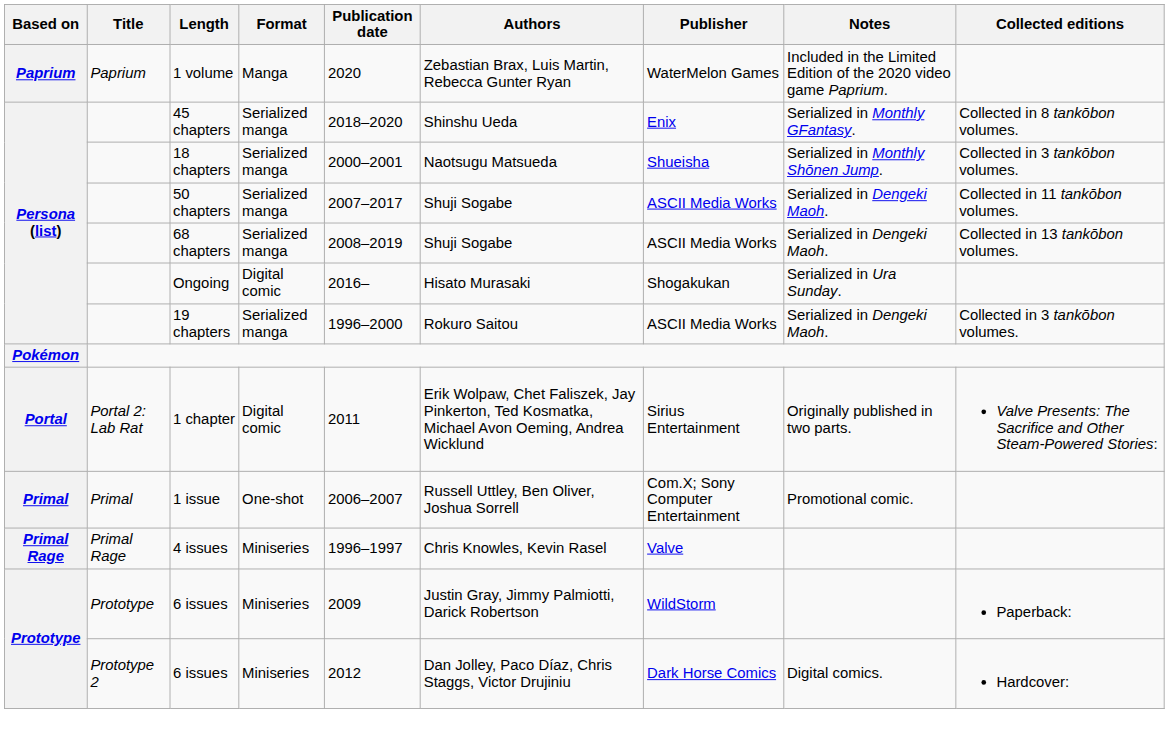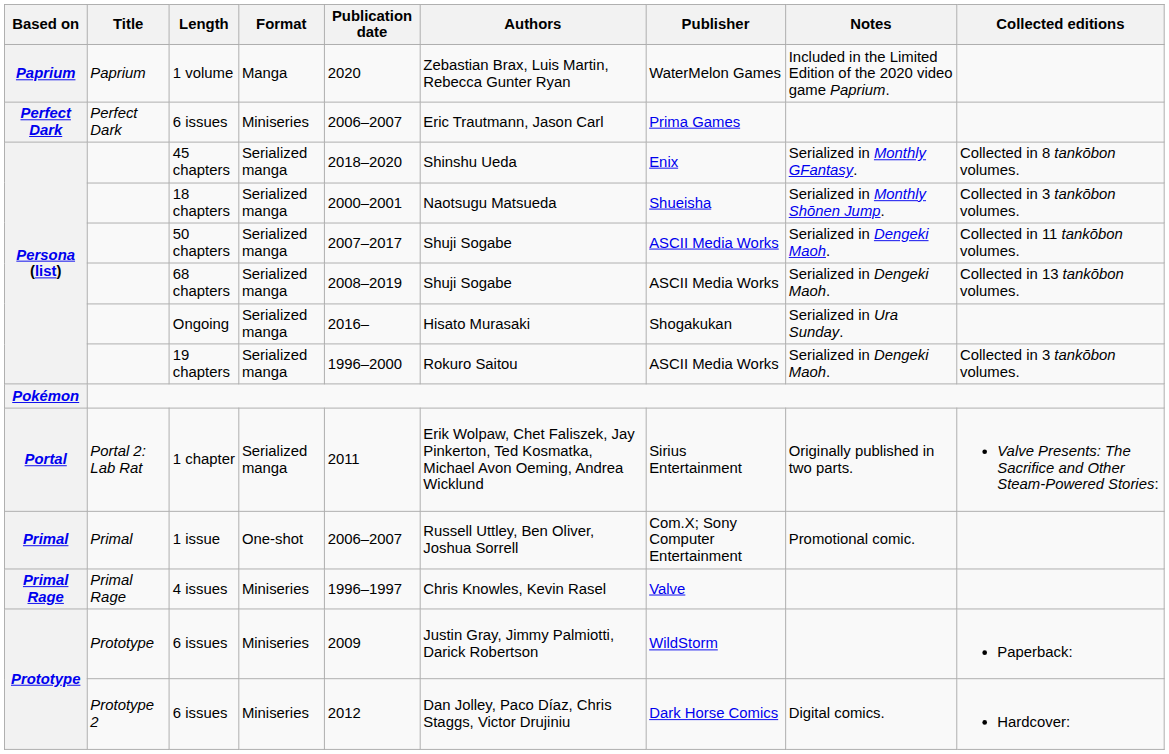+ row: (114, 122)
(263, 283) Digital comic -> (275, 323) Serialized manga
(263, 419) Digital comic -> (275, 459) Serialized manga
